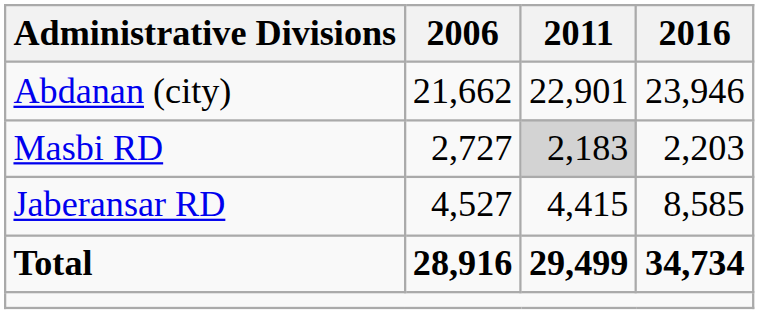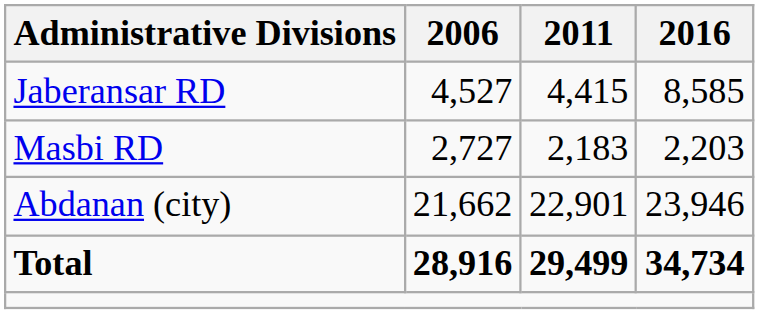rows swapped: (119, 205) <-> (122, 90)
(588, 147) lightgrey background -> (588, 147) no background
